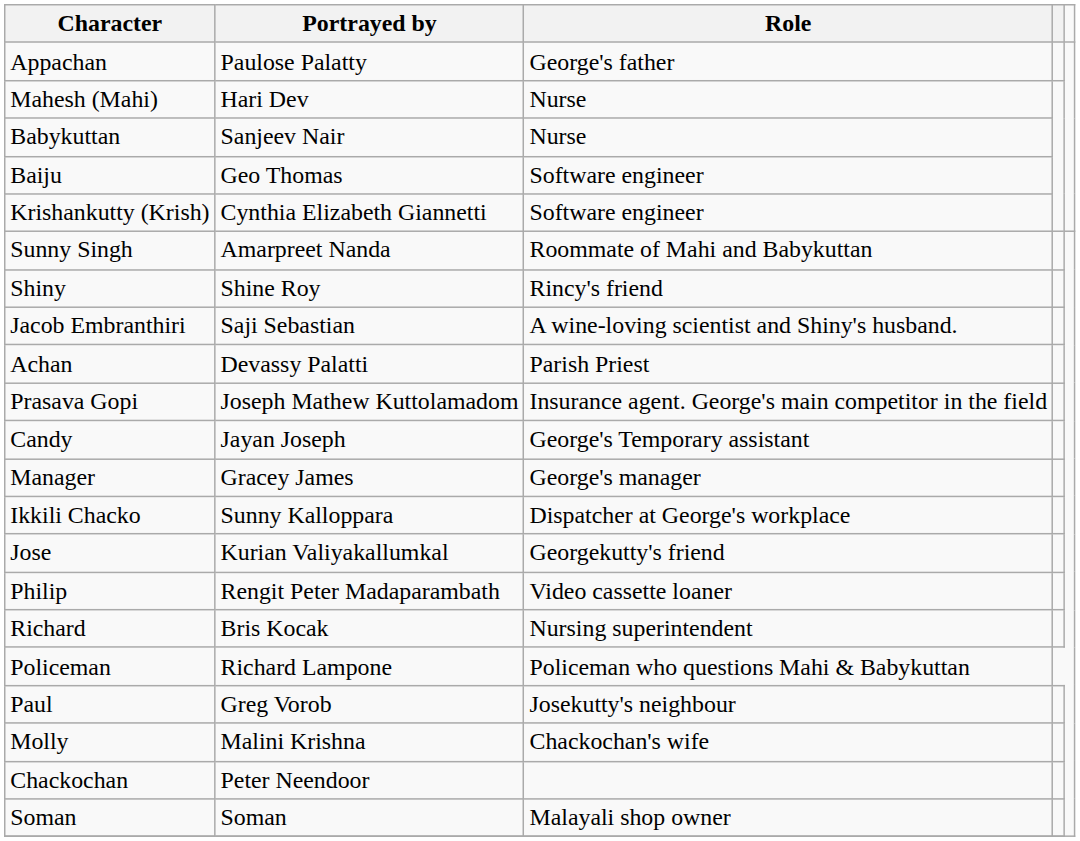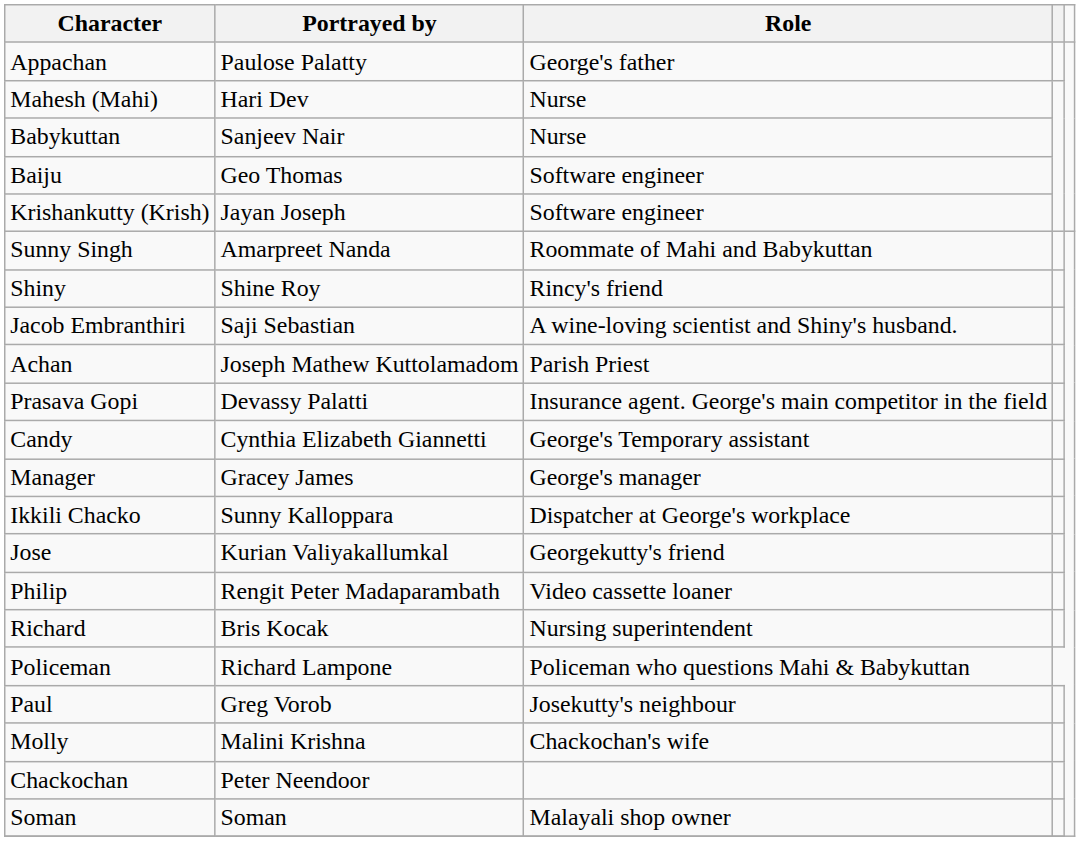(354, 212) Cynthia Elizabeth Giannetti -> (283, 212) Jayan Joseph
(294, 363) Devassy Palatti -> (370, 363) Joseph Mathew Kuttolamadom
(370, 401) Joseph Mathew Kuttolamadom -> (294, 401) Devassy Palatti
(283, 439) Jayan Joseph -> (354, 439) Cynthia Elizabeth Giannetti
